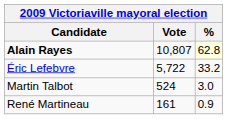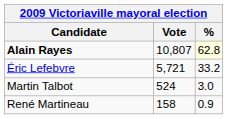(171, 68) 5,722 -> (171, 68) 5,721
(166, 104) 161 -> (166, 104) 158
